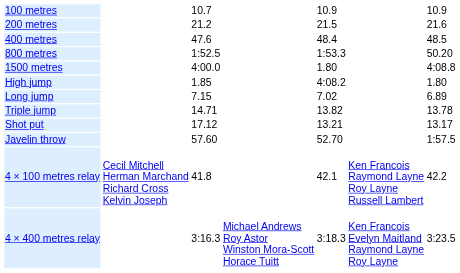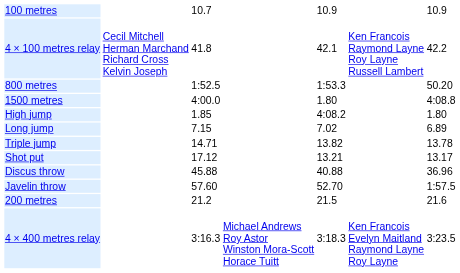rows swapped: (31, 25) <-> (52, 177)
- row: (31, 39)
+ row: (35, 172)
